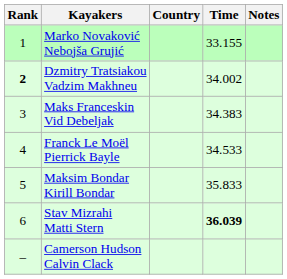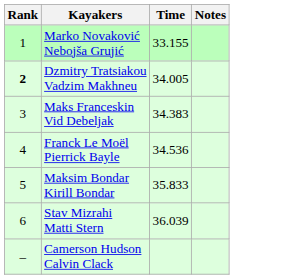- column: (176, 14)
(224, 78) 34.002 -> (171, 78) 34.005
(224, 149) 34.533 -> (171, 149) 34.536
(224, 220) bold -> (171, 220) normal
